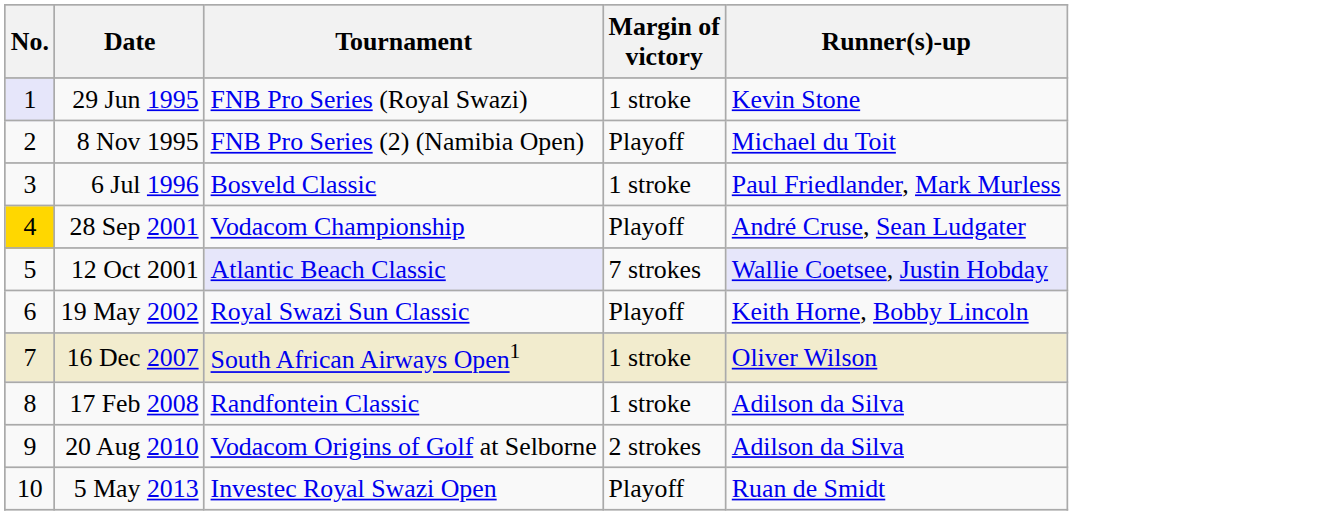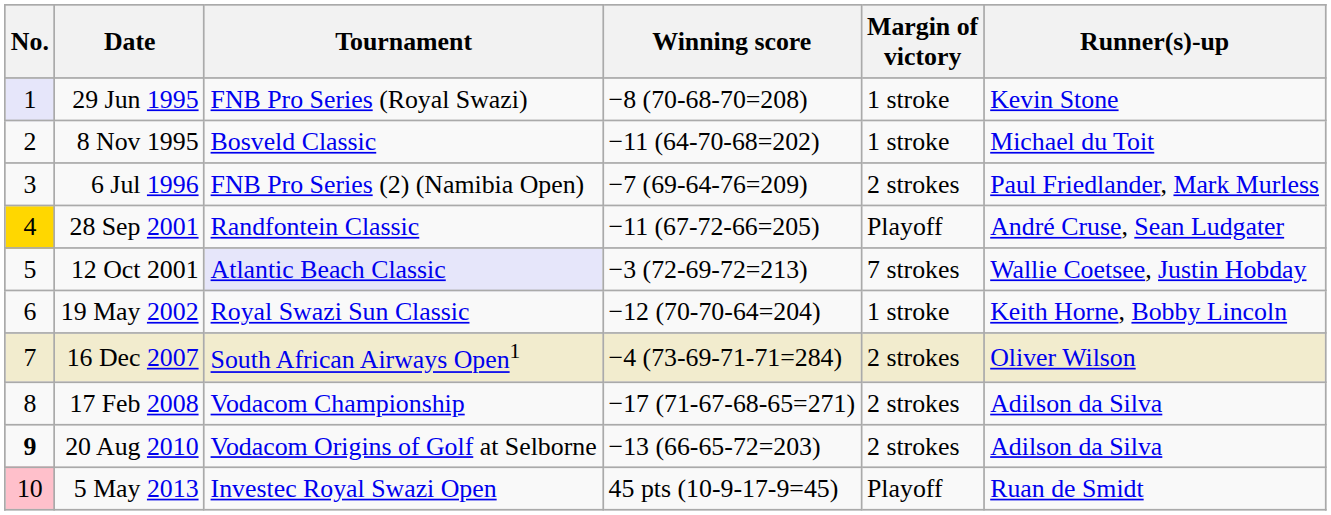+ column: (732, 41)
(397, 141) FNB Pro Series (2) (Namibia Open) -> (293, 141) Bosveld Classic
(646, 141) Playoff -> (908, 141) 1 stroke
(293, 184) Bosveld Classic -> (397, 184) FNB Pro Series (2) (Namibia Open)
(650, 184) 1 stroke -> (913, 184) 2 strokes
(338, 227) Vodacom Championship -> (315, 227) Randfontein Classic
(890, 269) lavender background -> (1148, 269) no background
(646, 312) Playoff -> (908, 312) 1 stroke
(650, 357) 1 stroke -> (913, 357) 2 strokes
(315, 402) Randfontein Classic -> (338, 402) Vodacom Championship
(650, 402) 1 stroke -> (913, 402) 2 strokes
(30, 445) normal -> (30, 445) bold
(30, 487) no background -> (30, 487) pink background
